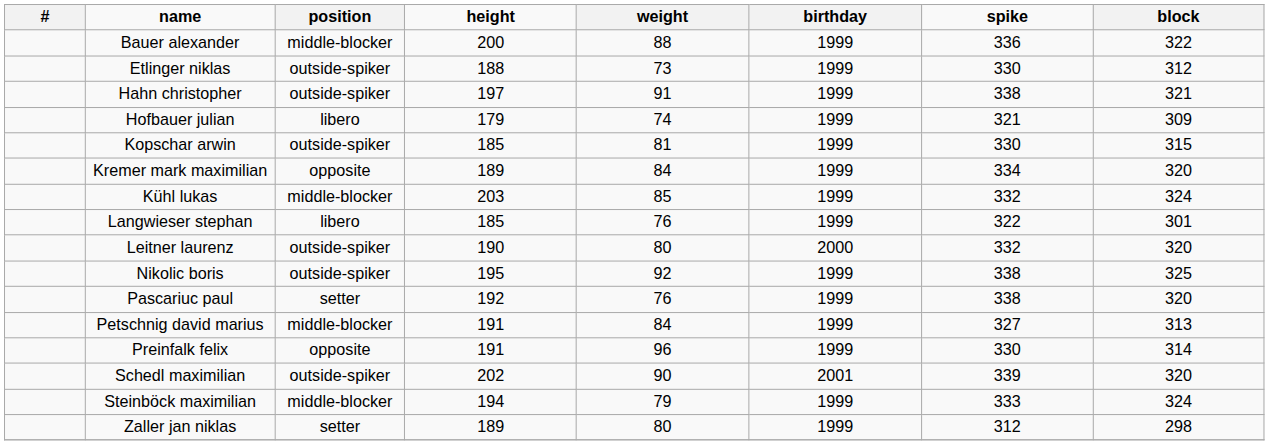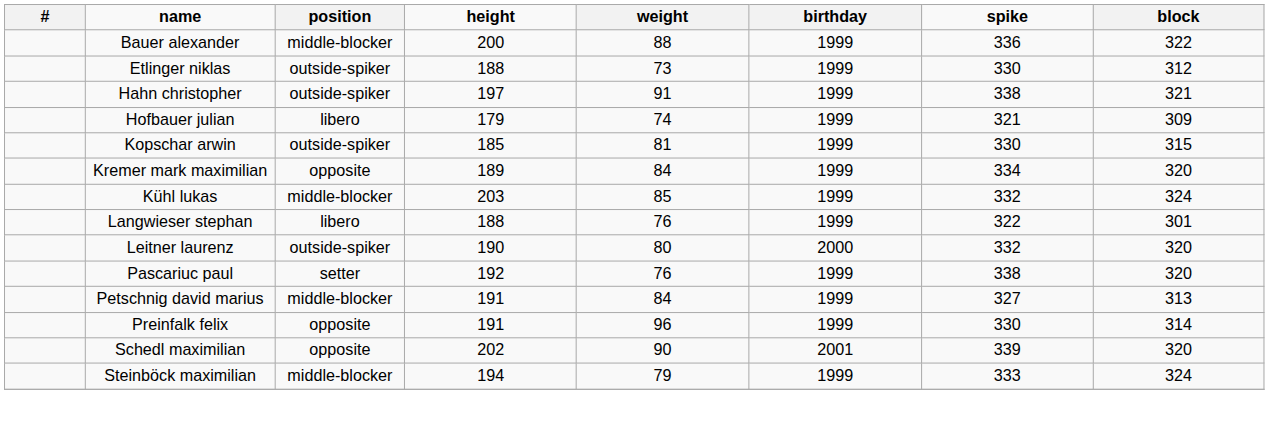(491, 222) 185 -> (491, 222) 188
- row: (180, 273)
(340, 376) outside-spiker -> (340, 350) opposite
- row: (180, 427)
